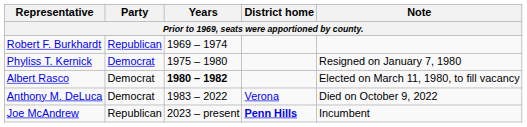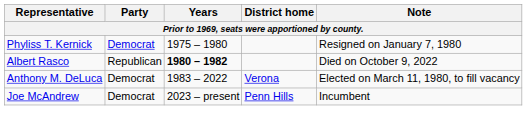- row: (54, 44)
(131, 79) Democrat -> (135, 61) Republican
(419, 79) Elected on March 11, 1980, to fill vacancy -> (378, 61) Died on October 9, 2022
(378, 96) Died on October 9, 2022 -> (419, 79) Elected on March 11, 1980, to fill vacancy
(135, 113) Republican -> (131, 96) Democrat
(271, 113) bold -> (269, 96) normal
